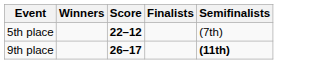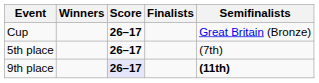+ row: (18, 31)
(126, 31) 22–12 -> (126, 50) 26–17
(126, 50) no background -> (126, 68) lavender background
